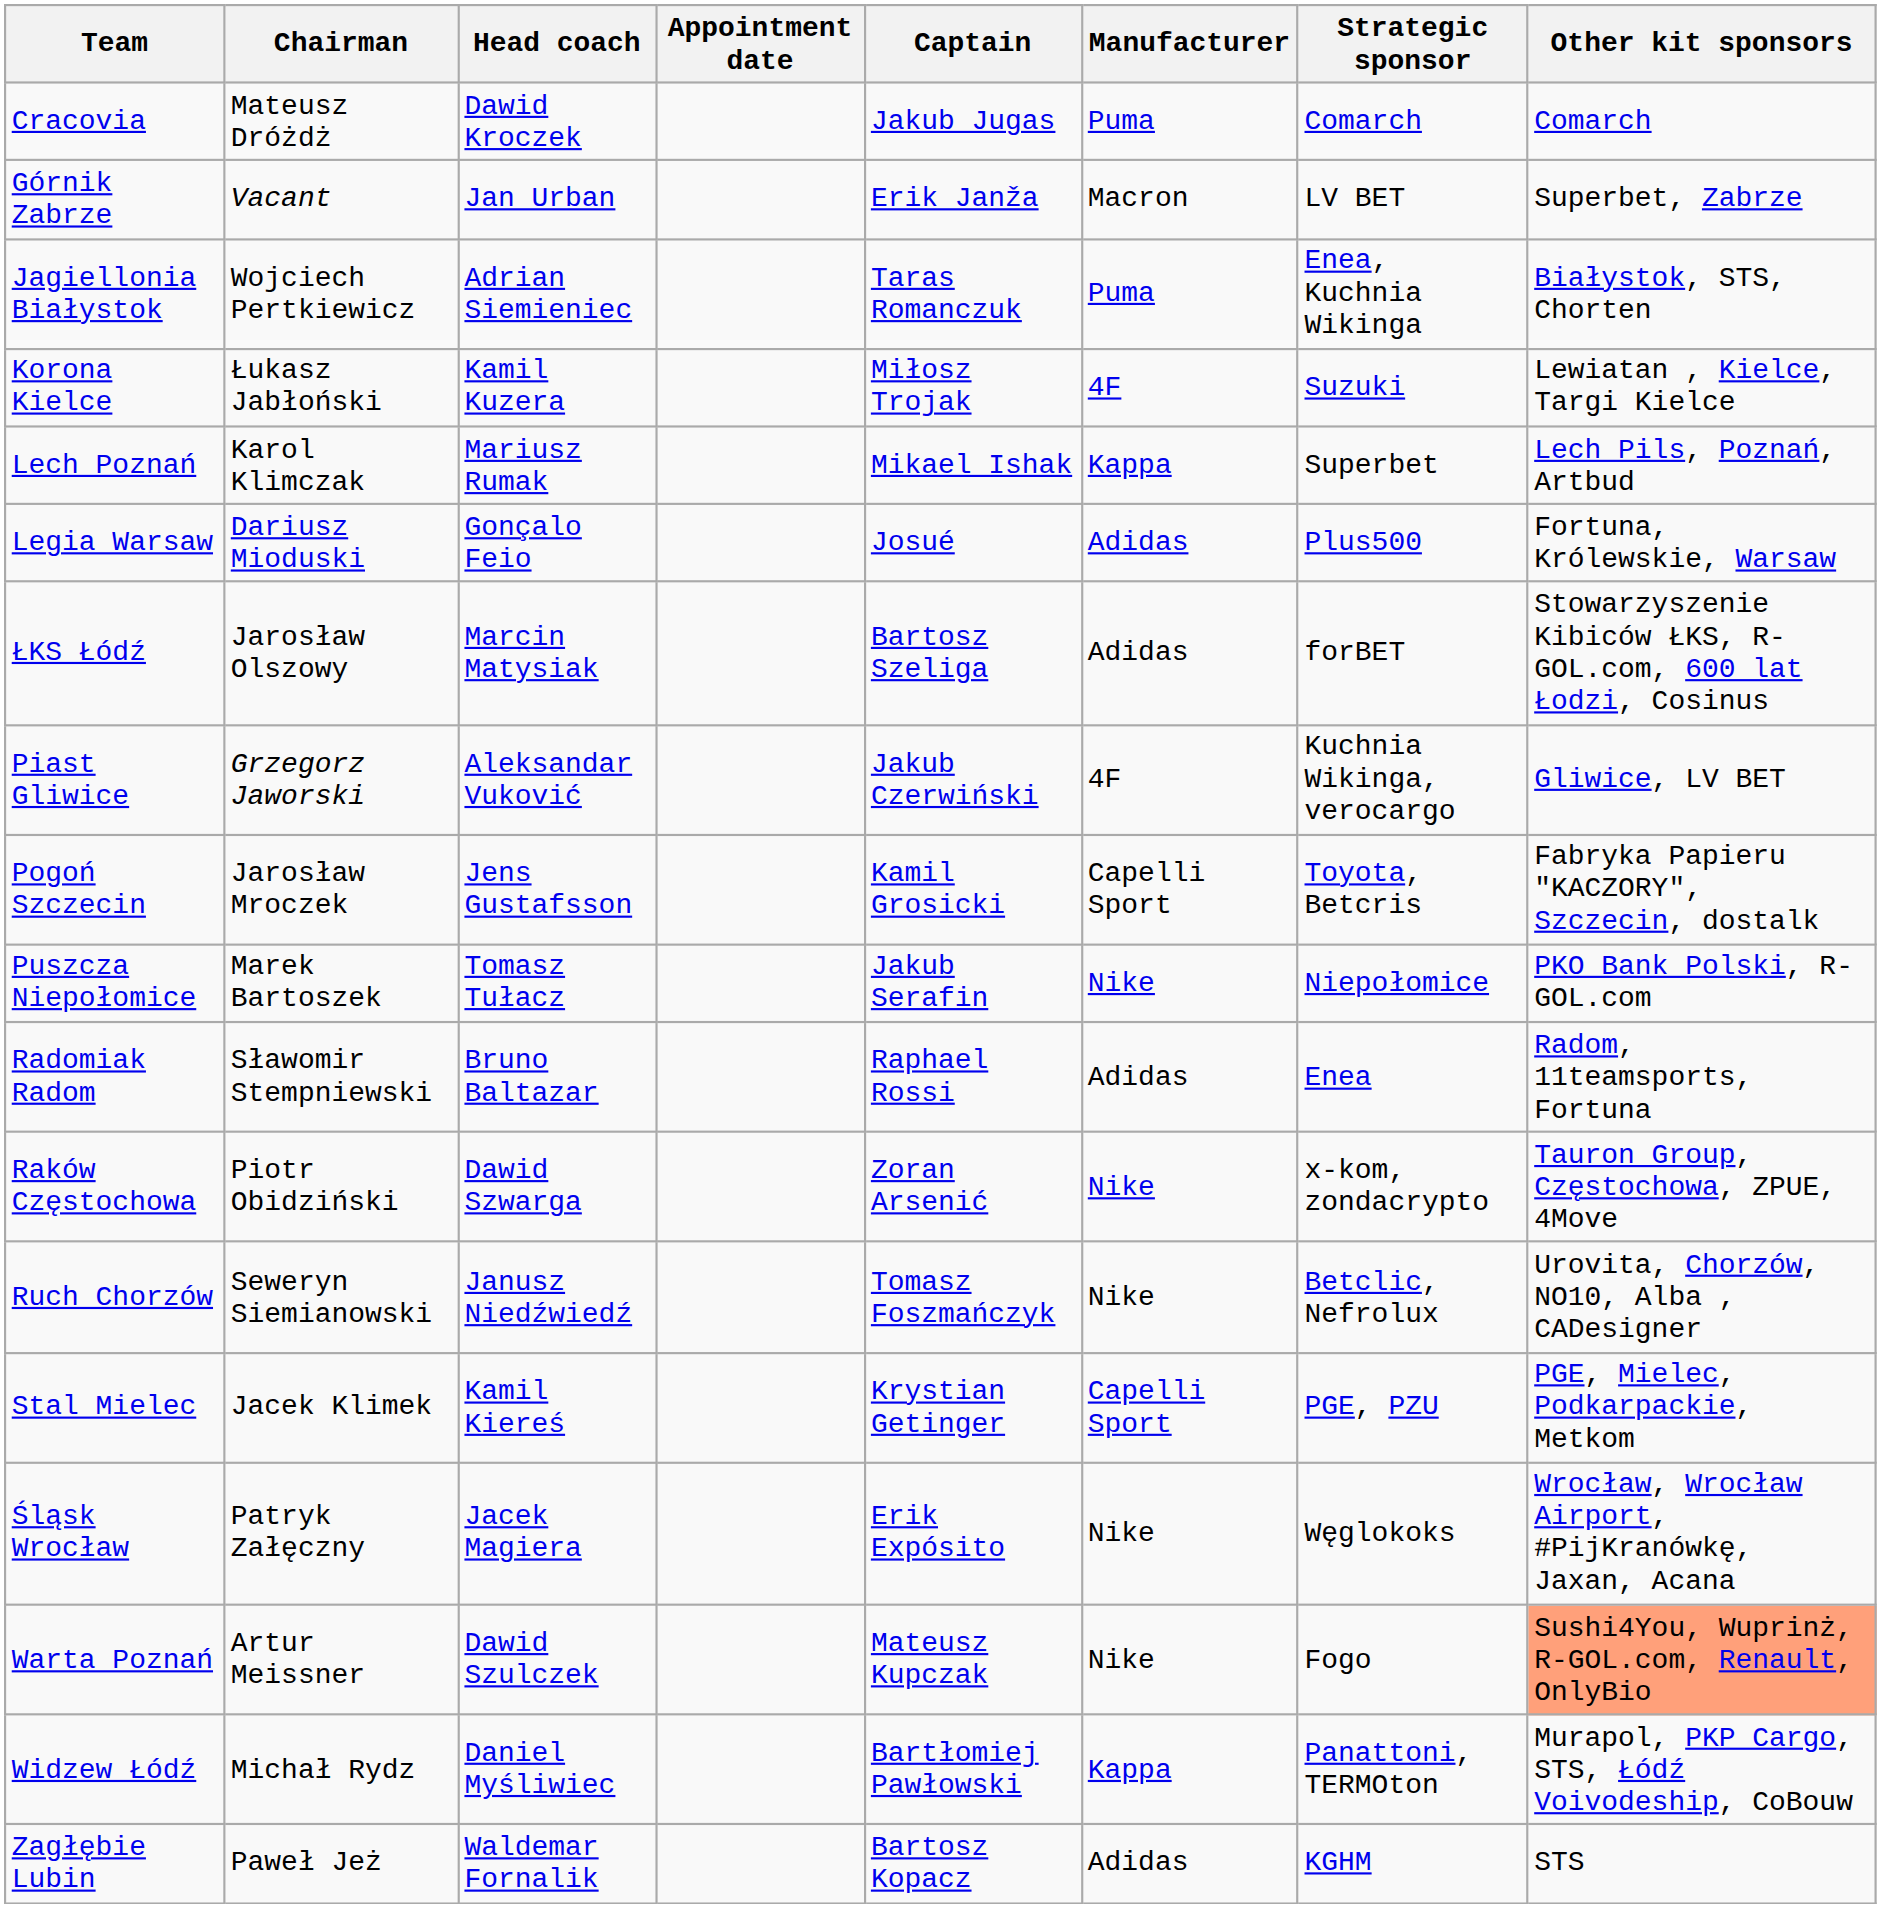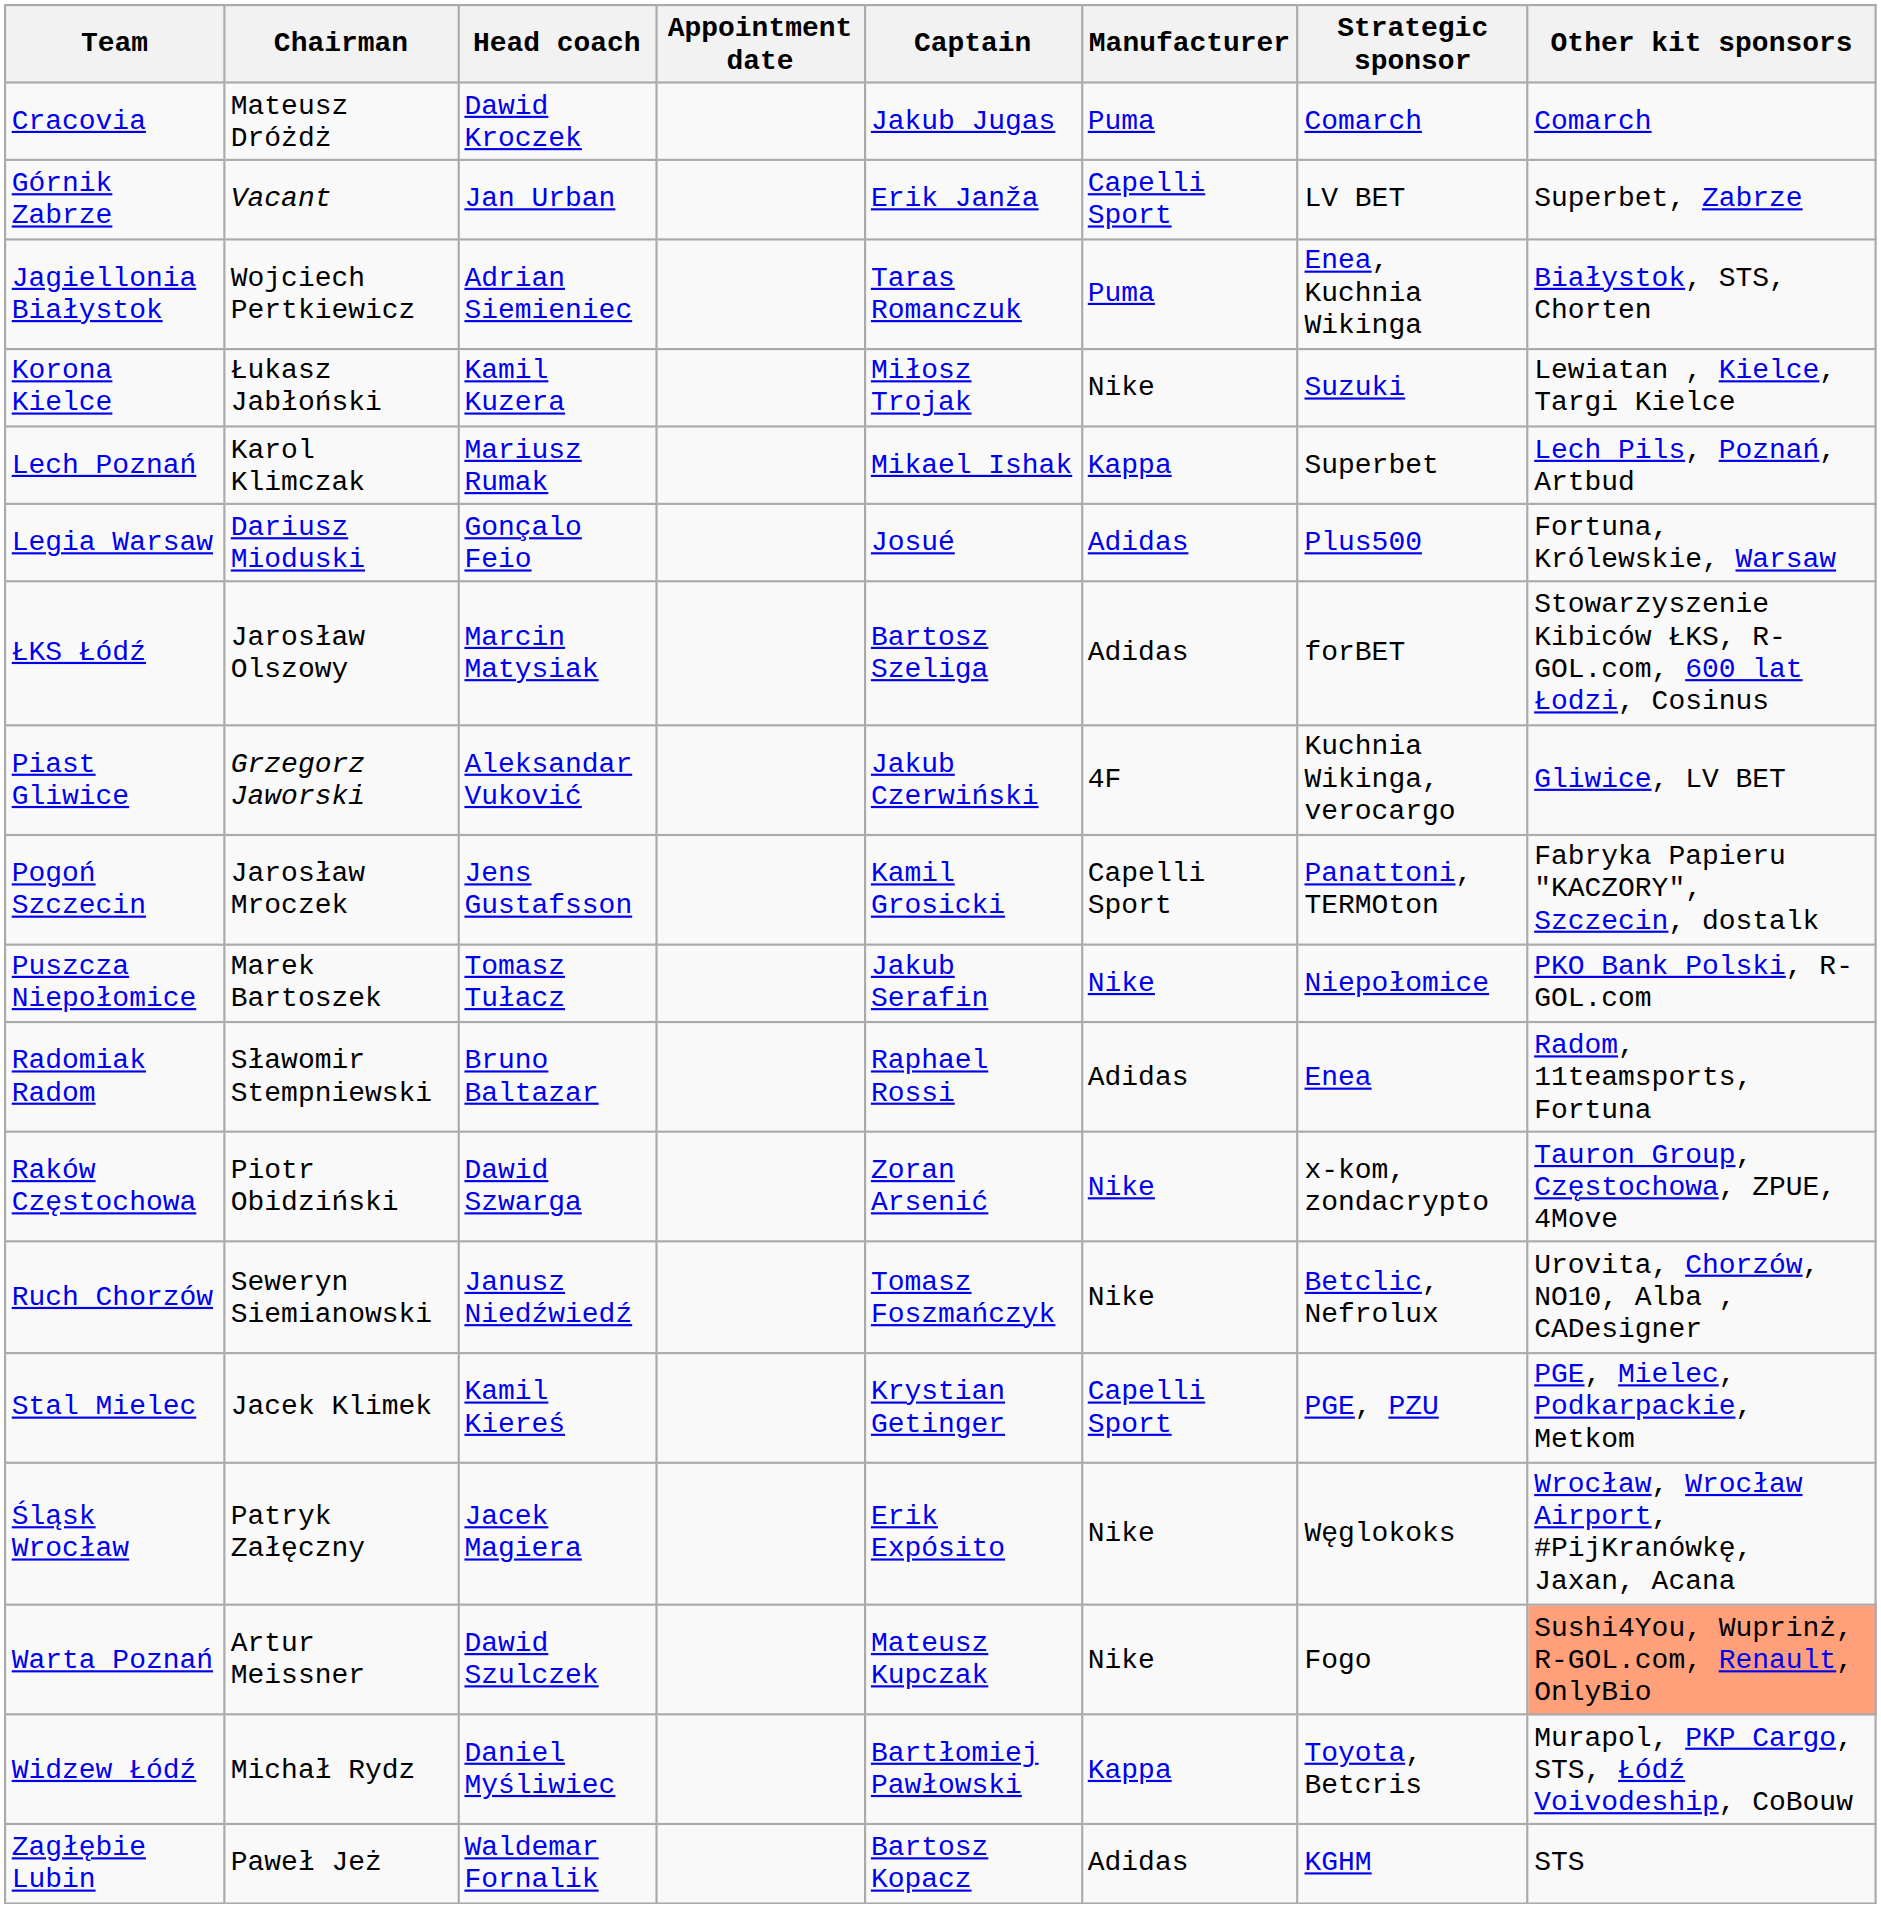(1138, 200) Macron -> (1147, 200) Capelli Sport
(1105, 387) 4F -> (1121, 387) Nike
(1363, 889) Toyota, Betcris -> (1388, 889) Panattoni, TERMOton
(1388, 1770) Panattoni, TERMOton -> (1363, 1770) Toyota, Betcris
